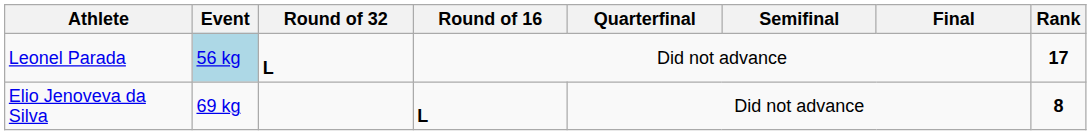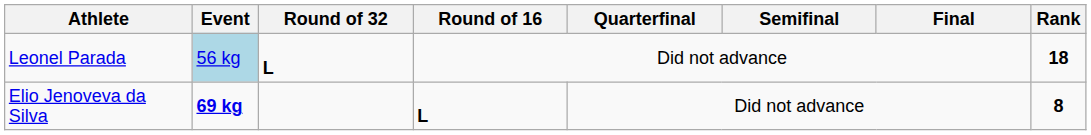(1059, 58) 17 -> (1059, 58) 18
(218, 106) normal -> (219, 106) bold
